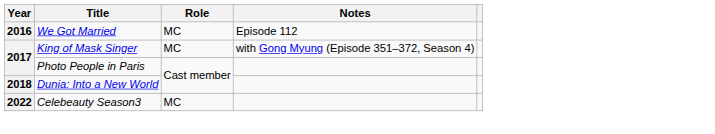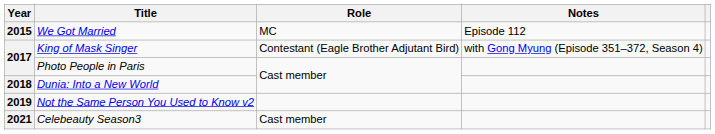(19, 31) 2016 -> (19, 31) 2015
(172, 48) MC -> (359, 48) Contestant (Eagle Brother Adjutant Bird)
+ row: (146, 102)
(19, 102) 2022 -> (19, 119) 2021
(172, 102) MC -> (293, 119) Cast member
